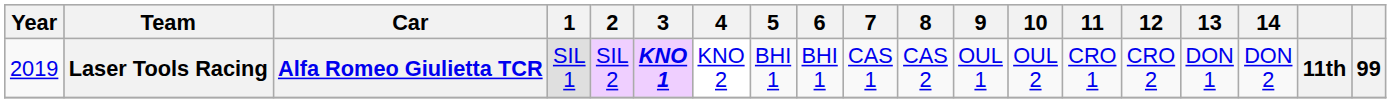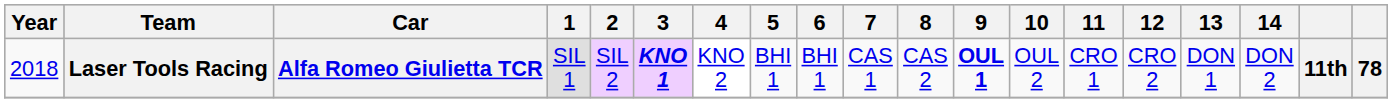(34, 68) 2019 -> (34, 68) 2018
(980, 68) normal -> (981, 68) bold
(1369, 68) 99 -> (1370, 68) 78
